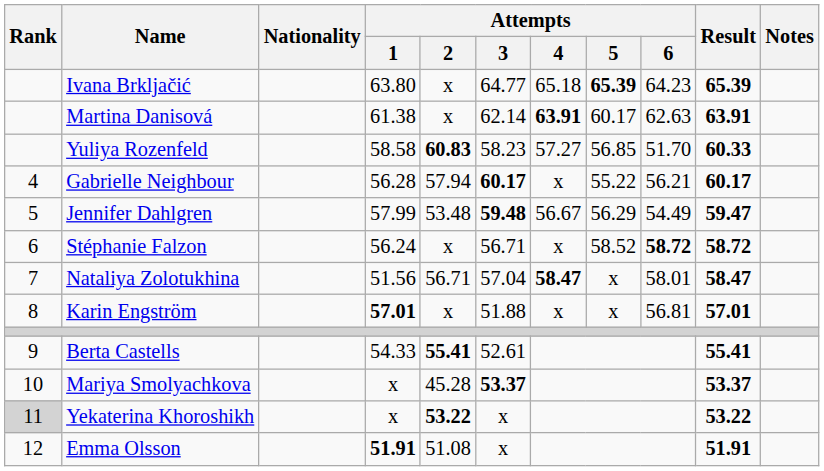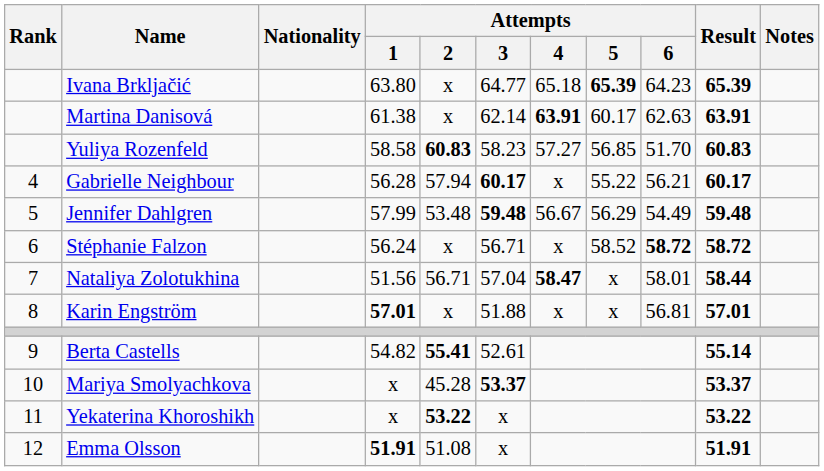(728, 149) 60.33 -> (728, 149) 60.83
(728, 213) 59.47 -> (728, 213) 59.48
(728, 278) 58.47 -> (728, 278) 58.44
(393, 352) 54.33 -> (393, 352) 54.82
(728, 352) 55.41 -> (728, 352) 55.14
(33, 416) lightgrey background -> (33, 416) no background
